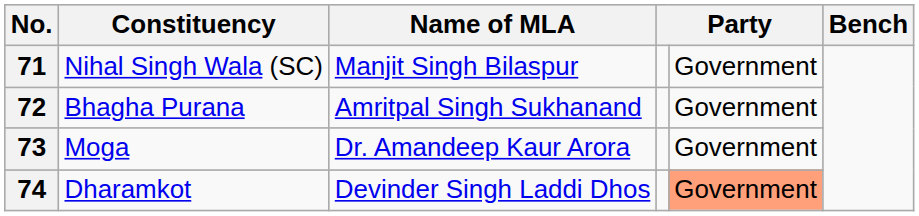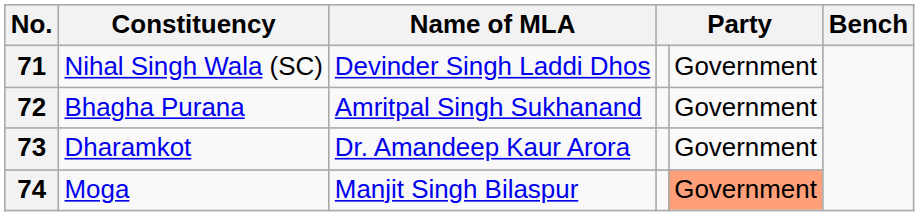(457, 66) Manjit Singh Bilaspur -> (493, 66) Devinder Singh Laddi Dhos
(97, 148) Moga -> (128, 148) Dharamkot
(128, 189) Dharamkot -> (97, 189) Moga
(493, 189) Devinder Singh Laddi Dhos -> (457, 189) Manjit Singh Bilaspur
